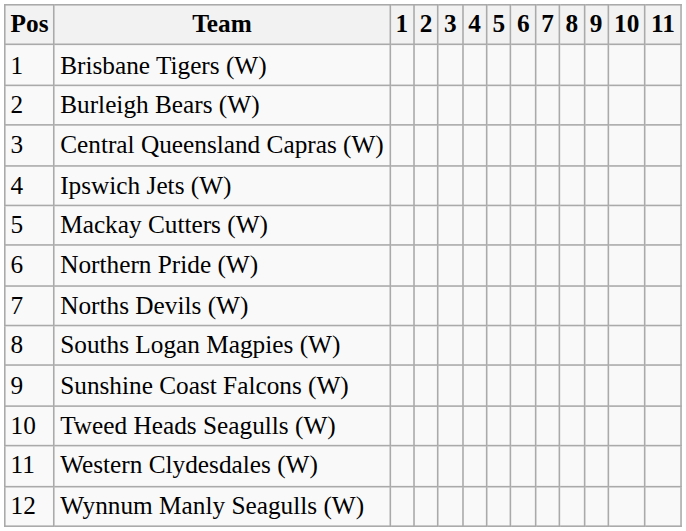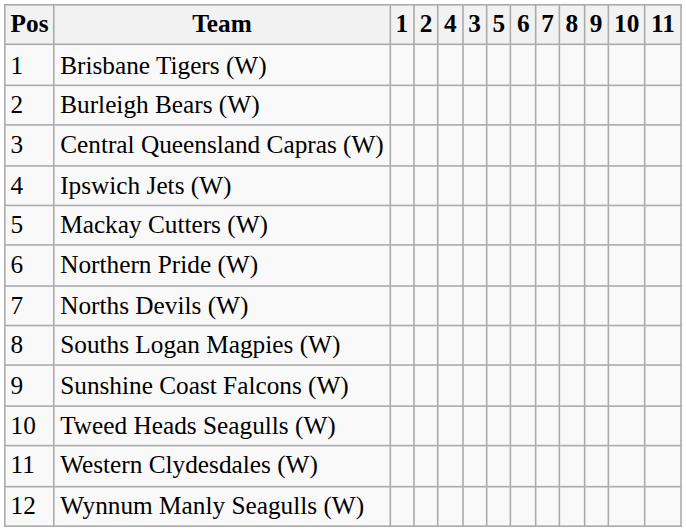columns swapped: (450, 24) <-> (475, 24)
